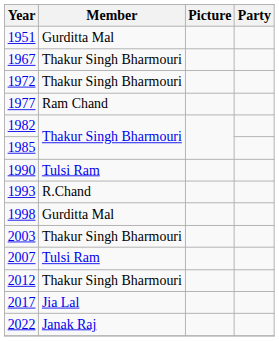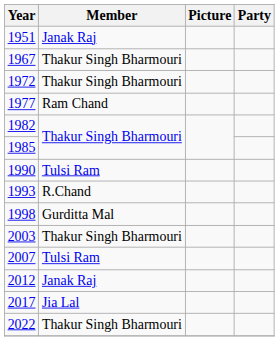(78, 37) Gurditta Mal -> (69, 37) Janak Raj
(112, 280) Thakur Singh Bharmouri -> (69, 280) Janak Raj
(69, 324) Janak Raj -> (112, 324) Thakur Singh Bharmouri
